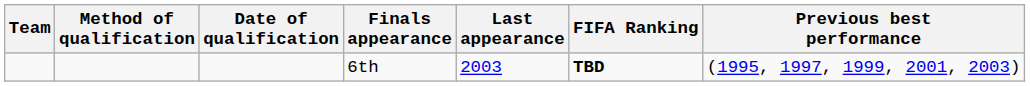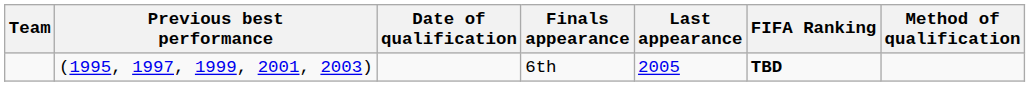columns swapped: (127, 29) <-> (864, 29)
(481, 67) 2003 -> (659, 67) 2005
